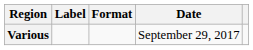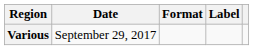columns swapped: (189, 14) <-> (70, 14)
